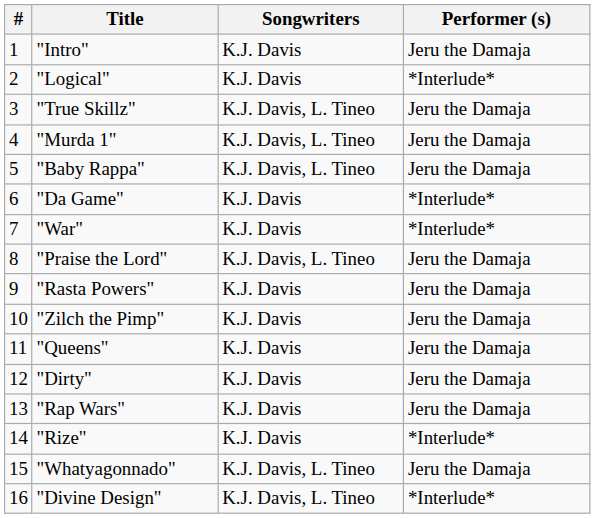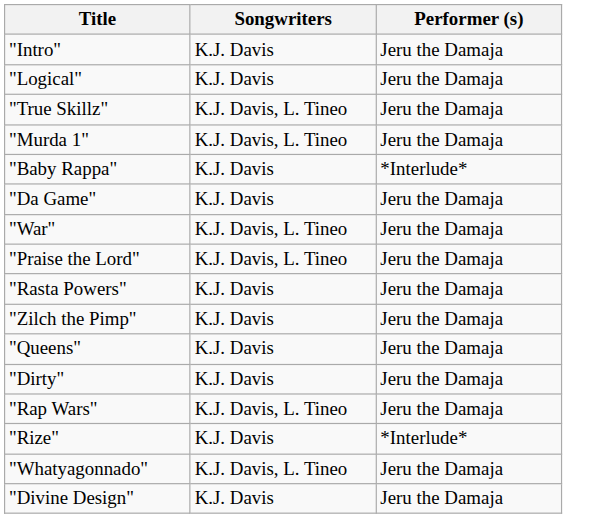- column: (18, 19)
(451, 79) *Interlude* -> (442, 79) Jeru the Damaja
(299, 169) K.J. Davis, L. Tineo -> (234, 169) K.J. Davis
(469, 169) Jeru the Damaja -> (424, 169) *Interlude*
(451, 199) *Interlude* -> (442, 199) Jeru the Damaja
(262, 229) K.J. Davis -> (271, 229) K.J. Davis, L. Tineo
(451, 229) *Interlude* -> (442, 229) Jeru the Damaja
(262, 408) K.J. Davis -> (271, 408) K.J. Davis, L. Tineo
(299, 498) K.J. Davis, L. Tineo -> (234, 498) K.J. Davis
(451, 498) *Interlude* -> (442, 498) Jeru the Damaja
